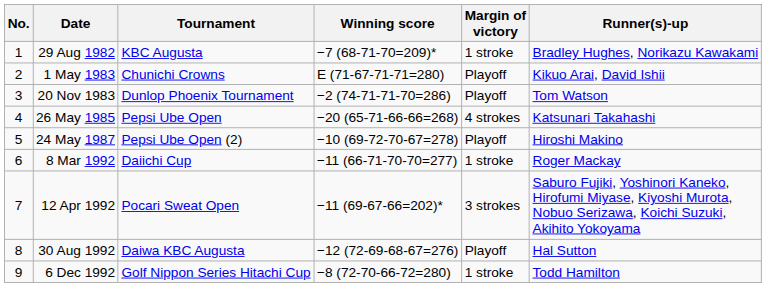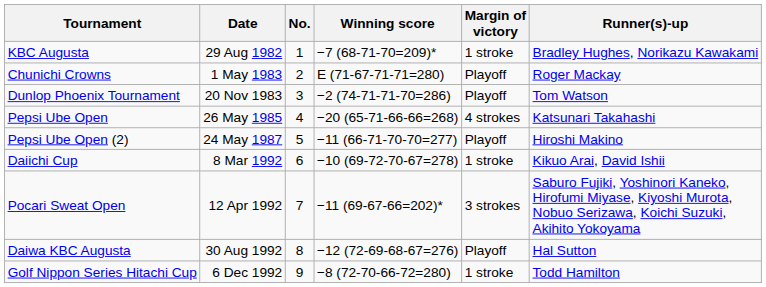columns swapped: (19, 23) <-> (216, 23)
(599, 74) Kikuo Arai, David Ishii -> (577, 74) Roger Mackay
(388, 139) −10 (69-72-70-67=278) -> (387, 139) −11 (66-71-70-70=277)
(387, 161) −11 (66-71-70-70=277) -> (388, 161) −10 (69-72-70-67=278)
(577, 161) Roger Mackay -> (599, 161) Kikuo Arai, David Ishii
